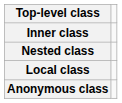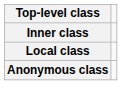- row: (58, 51)
